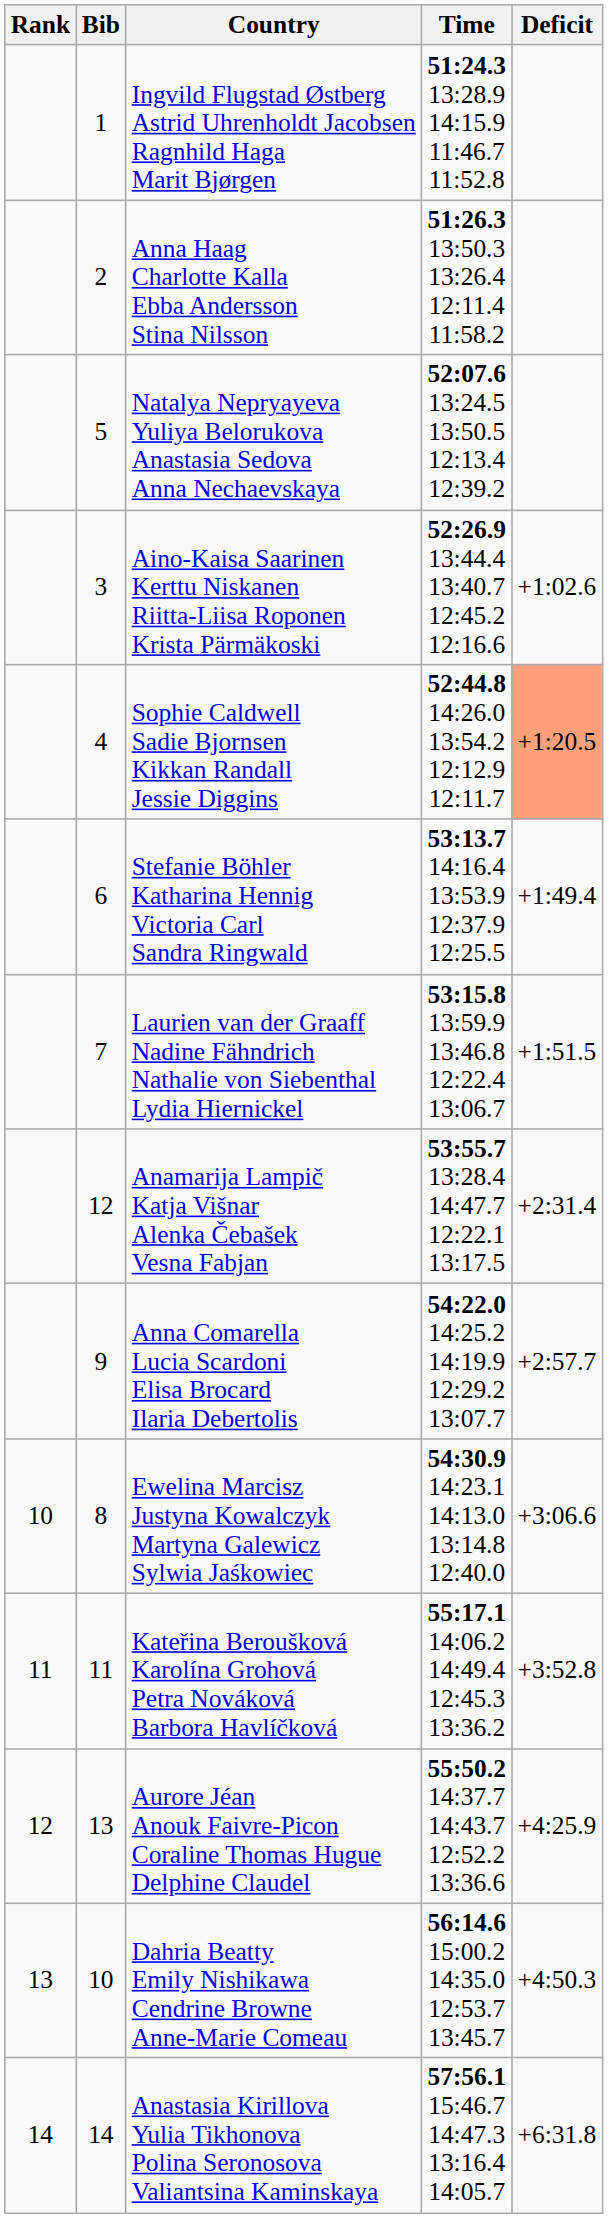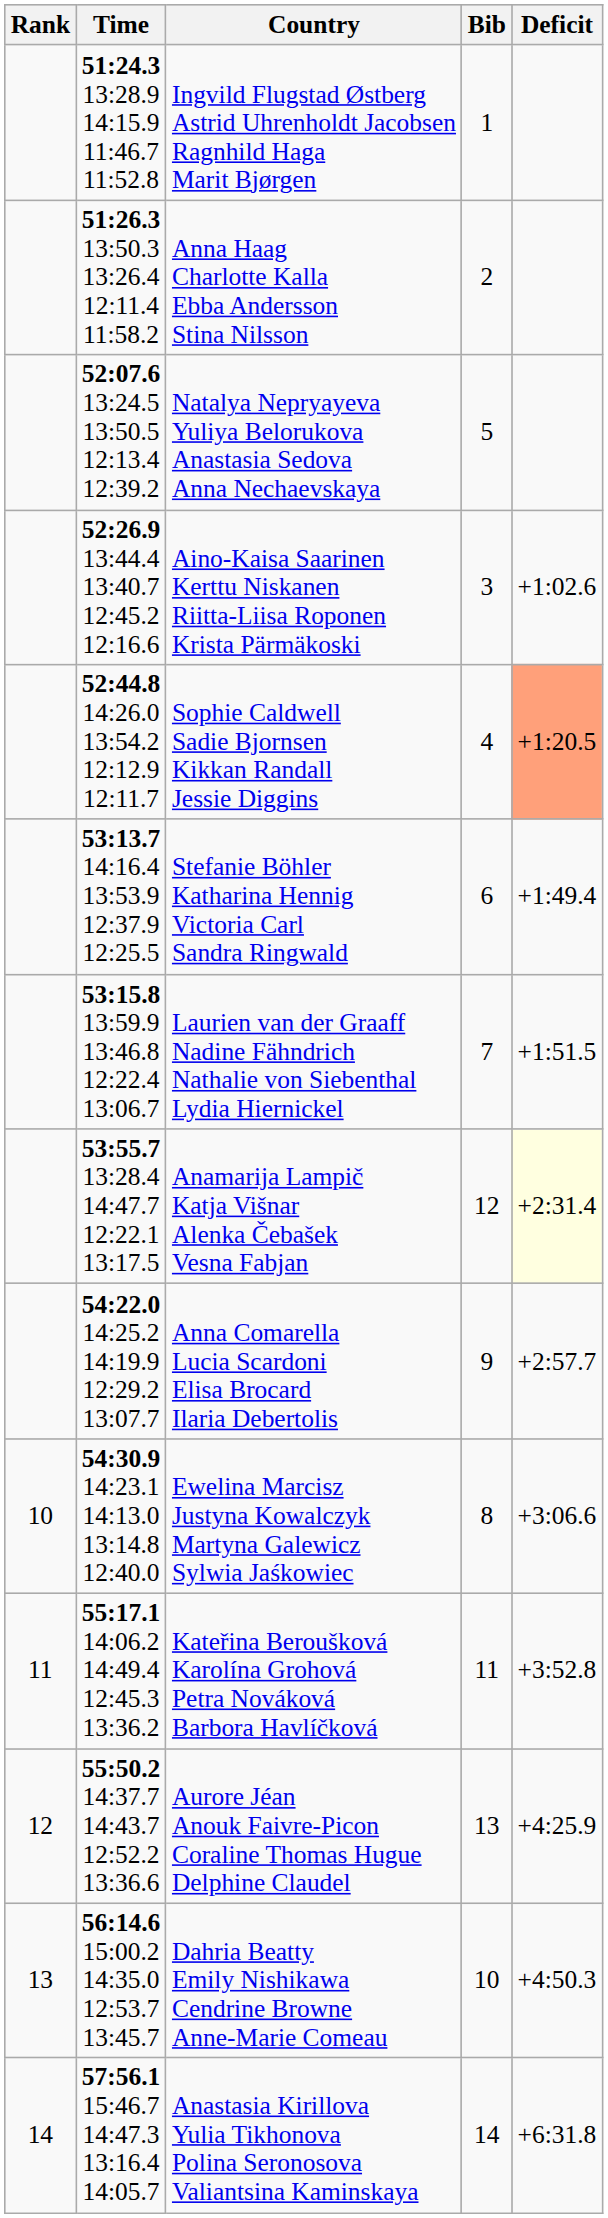columns swapped: (101, 24) <-> (467, 24)
(557, 1206) no background -> (557, 1206) lightyellow background
